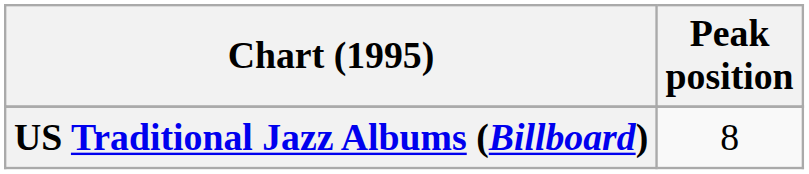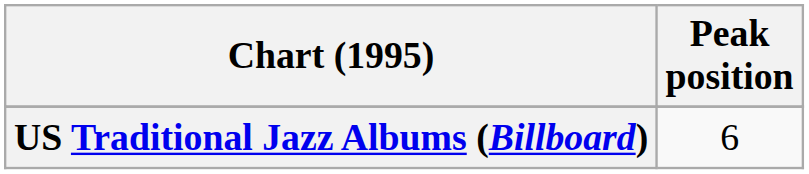(730, 136) 8 -> (730, 136) 6
